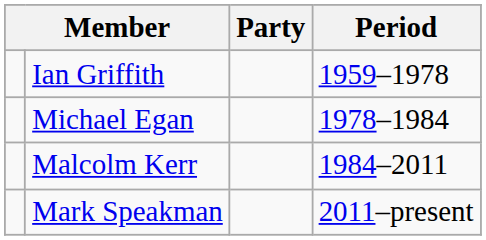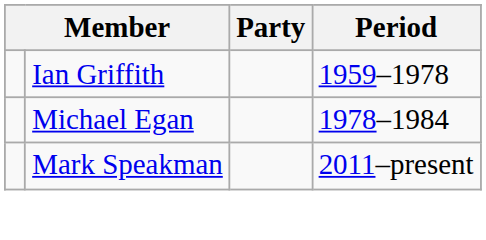- row: (115, 165)
